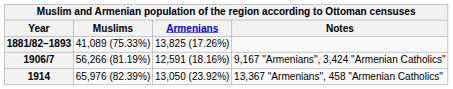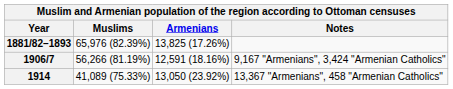(113, 44) 41,089 (75.33%) -> (113, 44) 65,976 (82.39%)
(113, 76) 65,976 (82.39%) -> (113, 76) 41,089 (75.33%)
